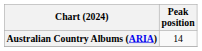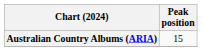(178, 38) 14 -> (178, 38) 15
